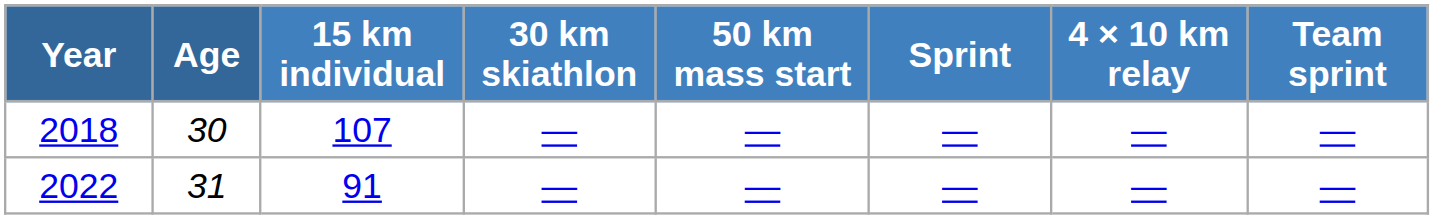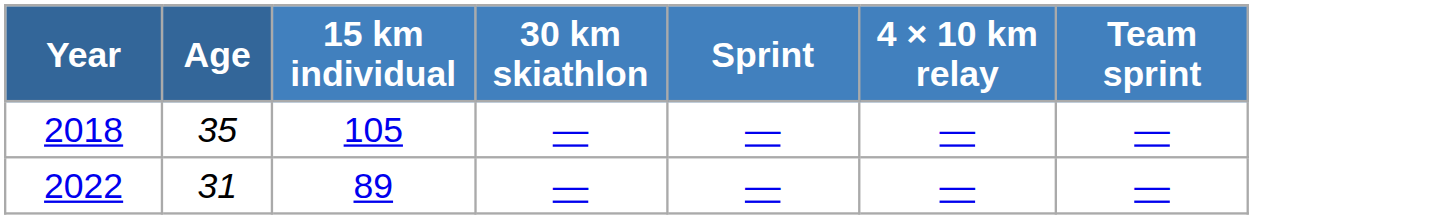- column: (763, 53)
(207, 130) 30 -> (217, 130) 35
(362, 130) 107 -> (373, 130) 105
(362, 186) 91 -> (373, 186) 89
